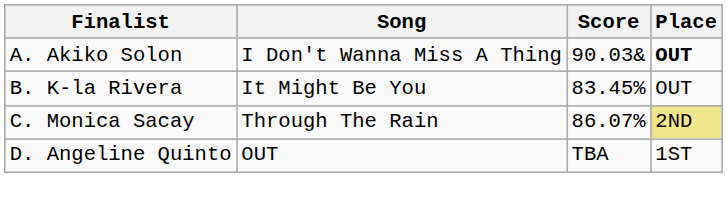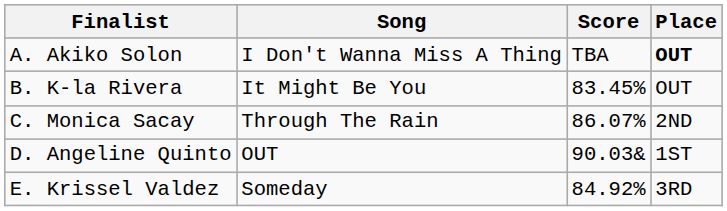(609, 55) 90.03& -> (590, 55) TBA
(674, 122) khaki background -> (674, 122) no background
(590, 155) TBA -> (609, 155) 90.03&
+ row: (114, 189)
